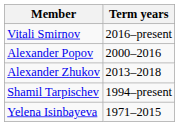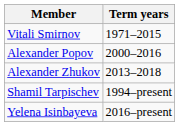(139, 33) 2016–present -> (133, 33) 1971–2015
(133, 111) 1971–2015 -> (139, 111) 2016–present
